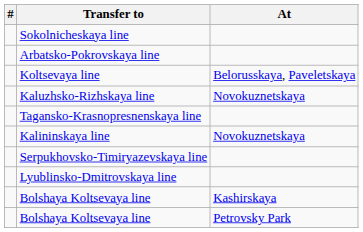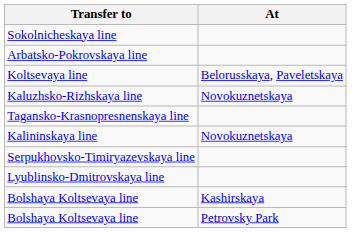- column: (11, 14)
